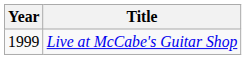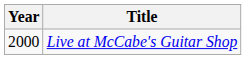(24, 41) 1999 -> (24, 41) 2000
